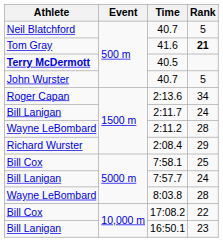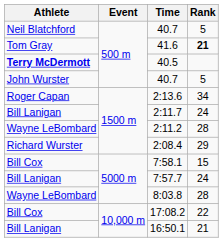(203, 163) 25 -> (203, 163) 15
(203, 229) 23 -> (203, 229) 21
